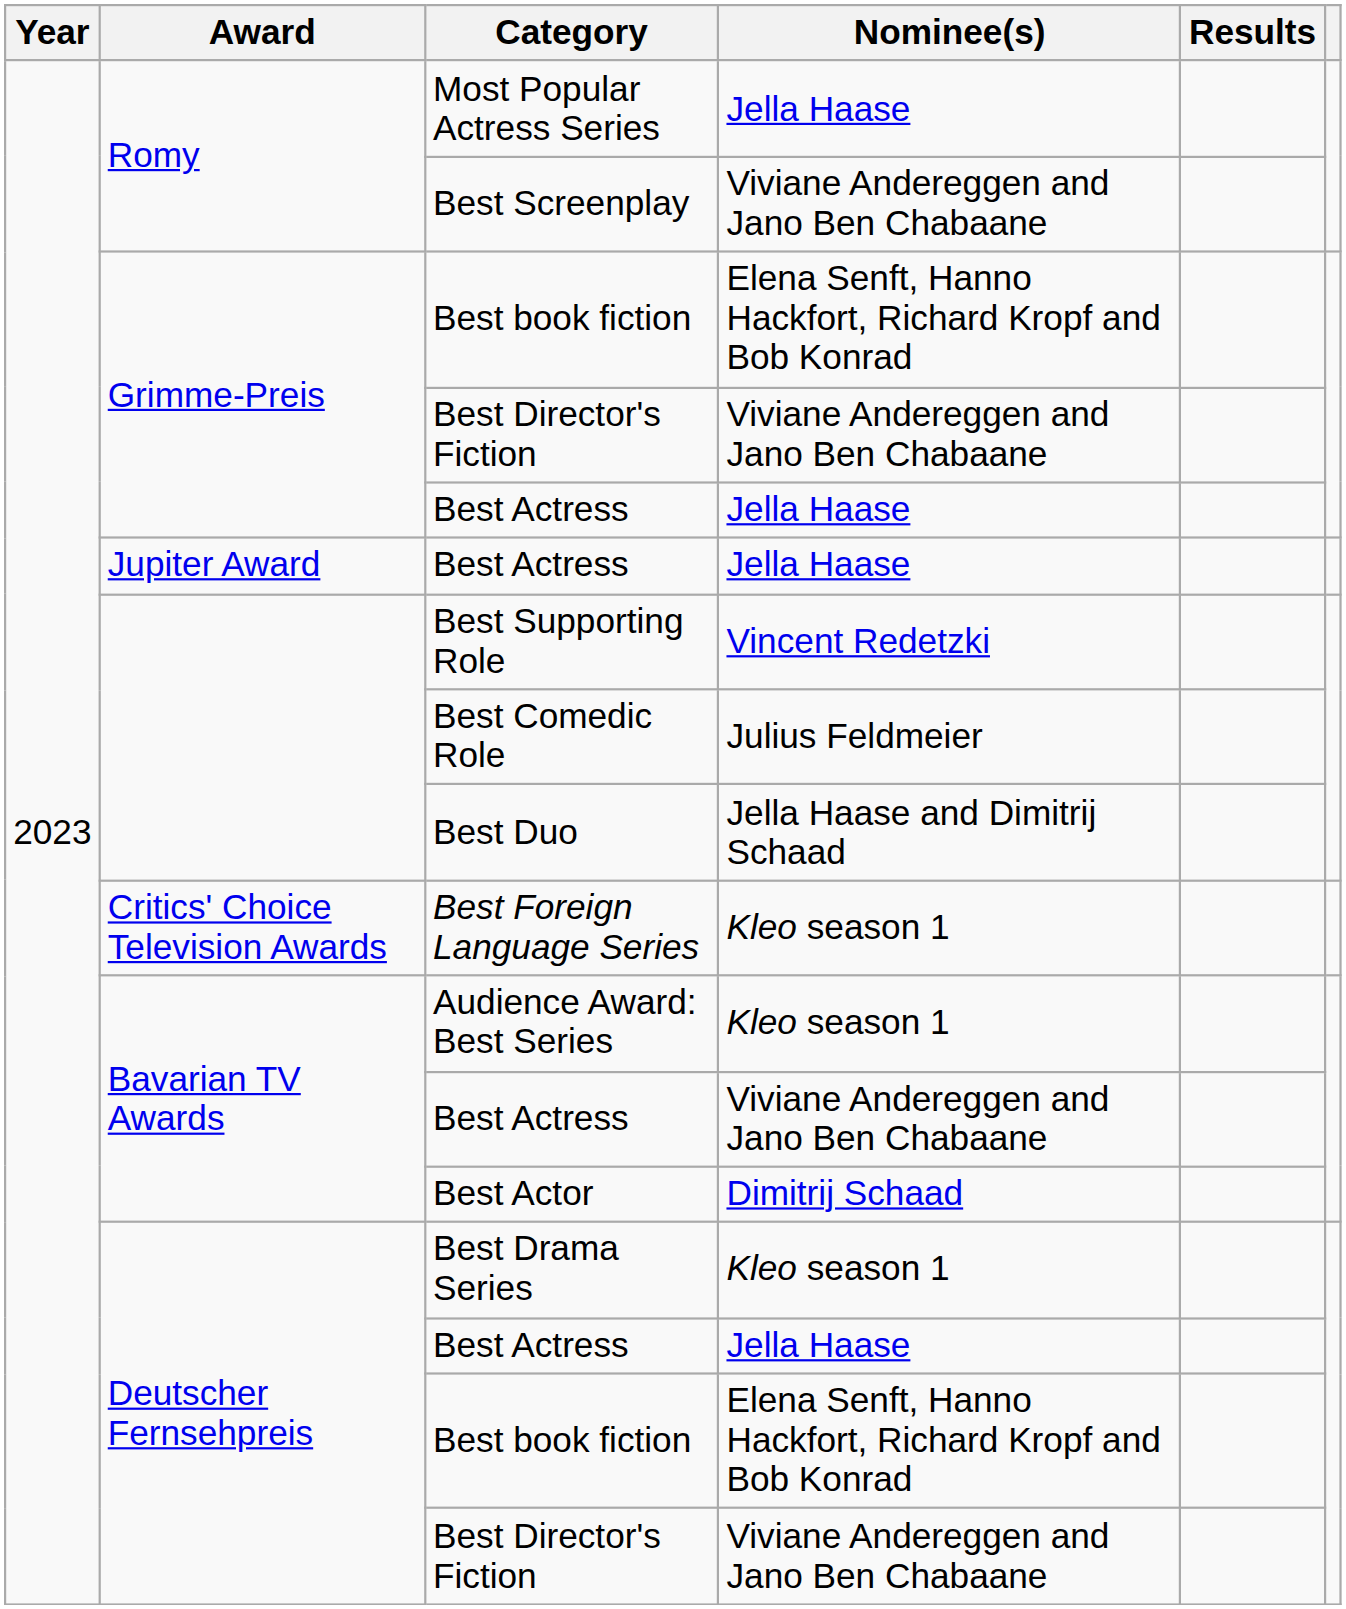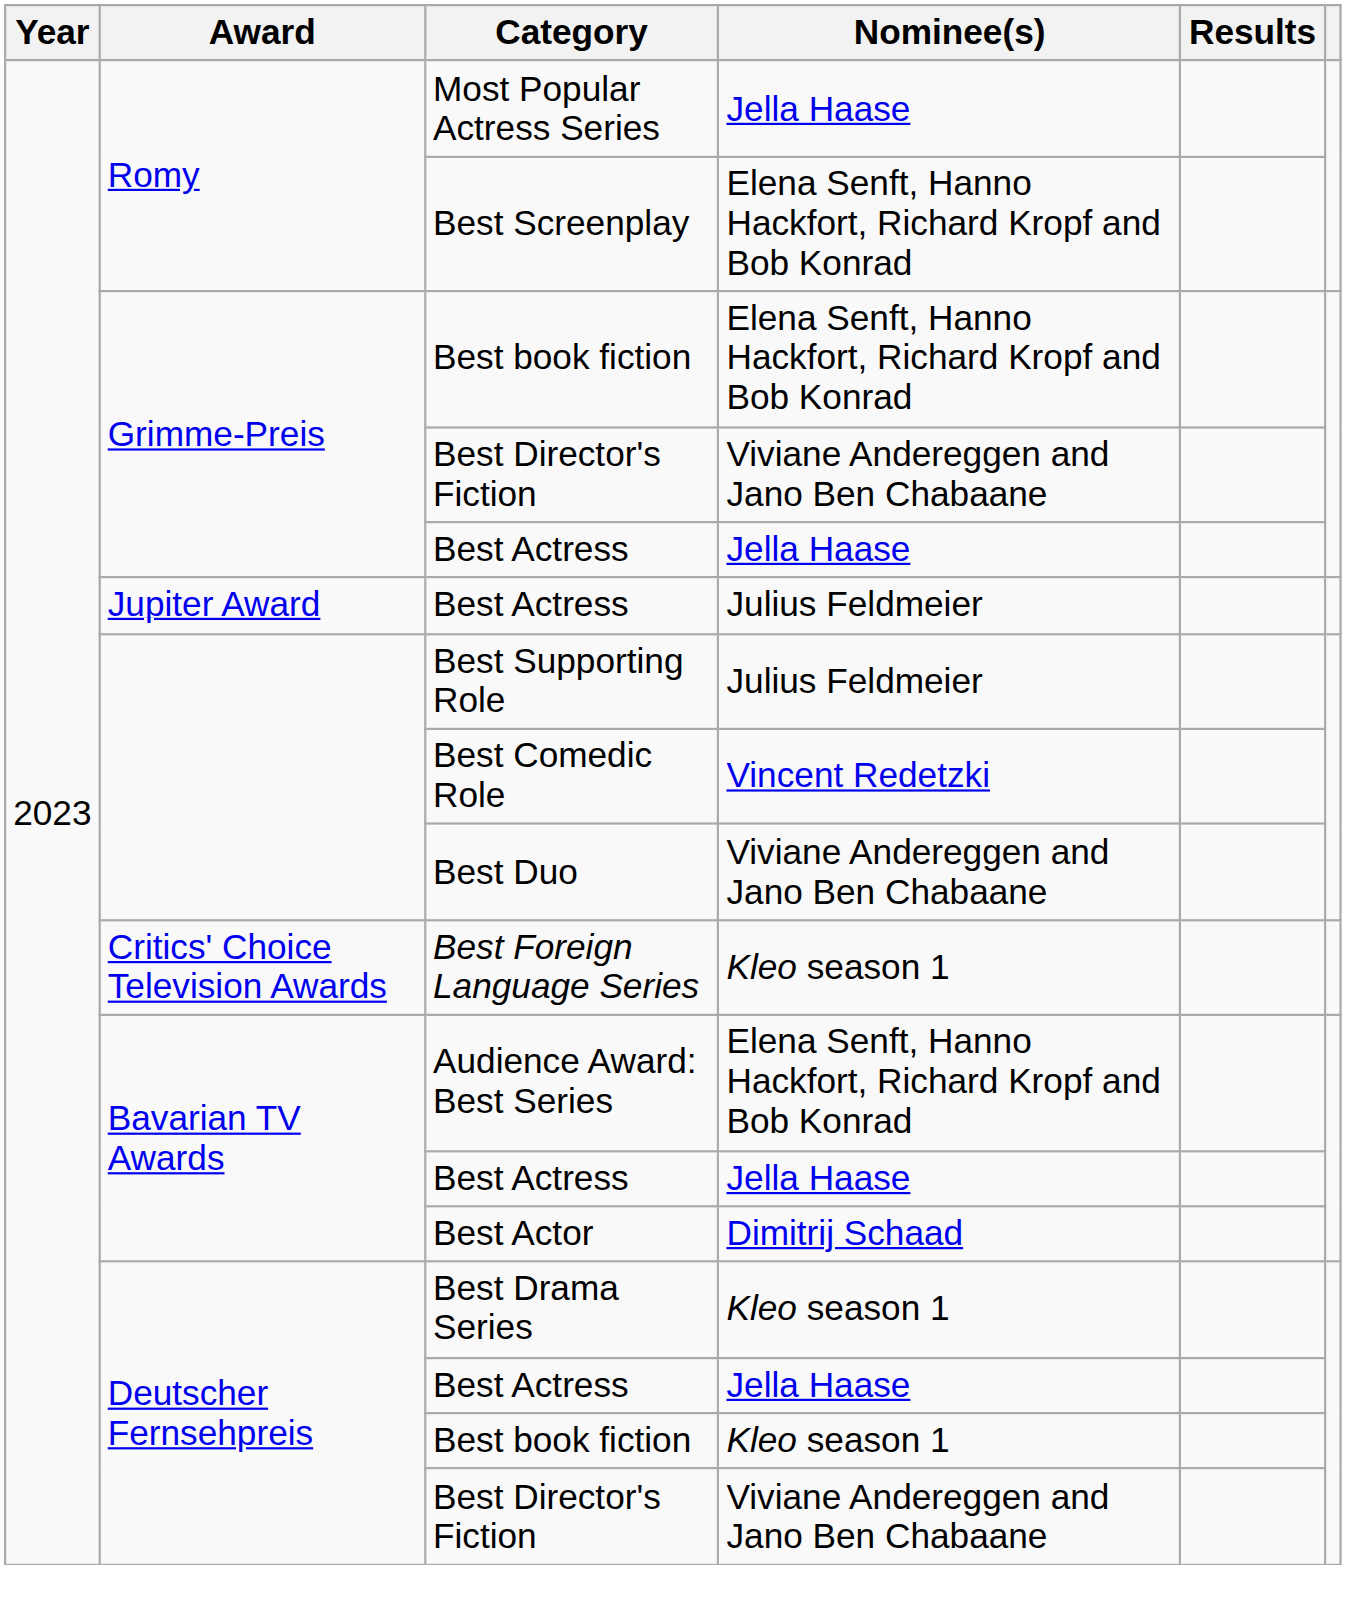(918, 203) Viviane Andereggen and Jano Ben Chabaane -> (944, 223) Elena Senft, Hanno Hackfort, Richard Kropf and Bob Konrad
(818, 565) Jella Haase -> (855, 604) Julius Feldmeier
(858, 640) Vincent Redetzki -> (855, 680) Julius Feldmeier
(855, 736) Julius Feldmeier -> (858, 776) Vincent Redetzki
(911, 831) Jella Haase and Dimitrij Schaad -> (918, 871) Viviane Andereggen and Jano Ben Chabaane
(838, 1022) Kleo season 1 -> (944, 1082) Elena Senft, Hanno Hackfort, Richard Kropf and Bob Konrad
(918, 1118) Viviane Andereggen and Jano Ben Chabaane -> (818, 1177) Jella Haase
(944, 1440) Elena Senft, Hanno Hackfort, Richard Kropf and Bob Konrad -> (838, 1440) Kleo season 1
